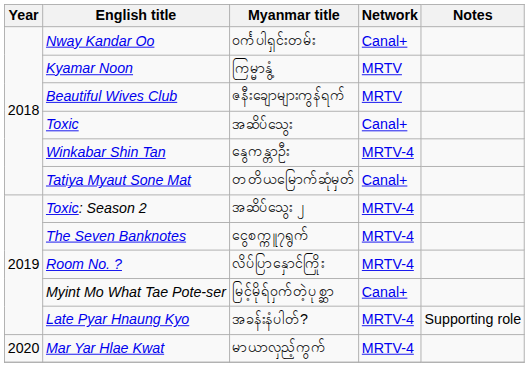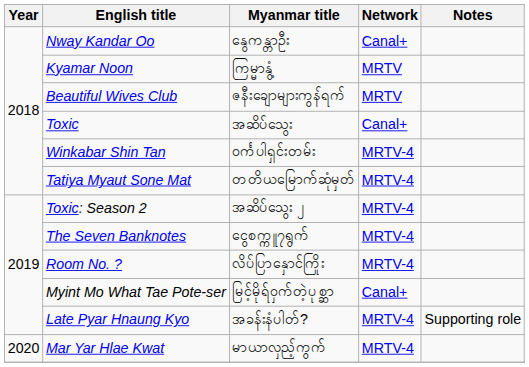(274, 40) ၀င်္ကပါရှင်းတမ်း -> (261, 40) နွေကန္တာဦး
(261, 151) နွေကန္တာဦး -> (274, 151) ၀င်္ကပါရှင်းတမ်း
(385, 180) Canal+ -> (388, 180) MRTV-4
